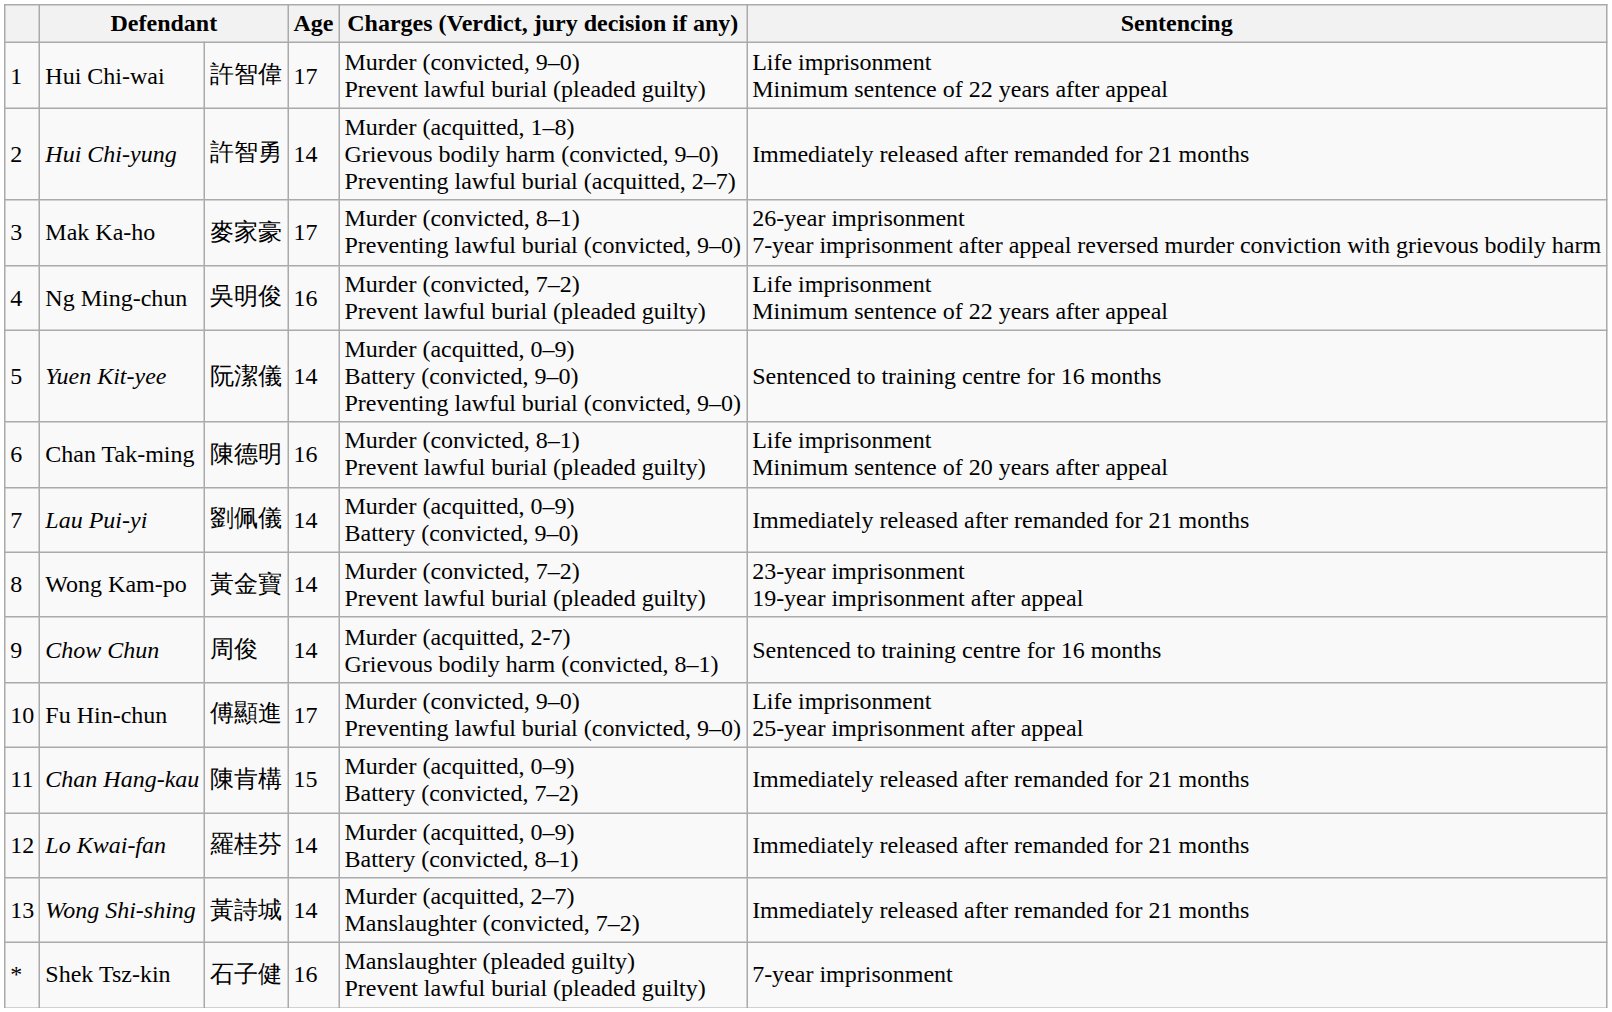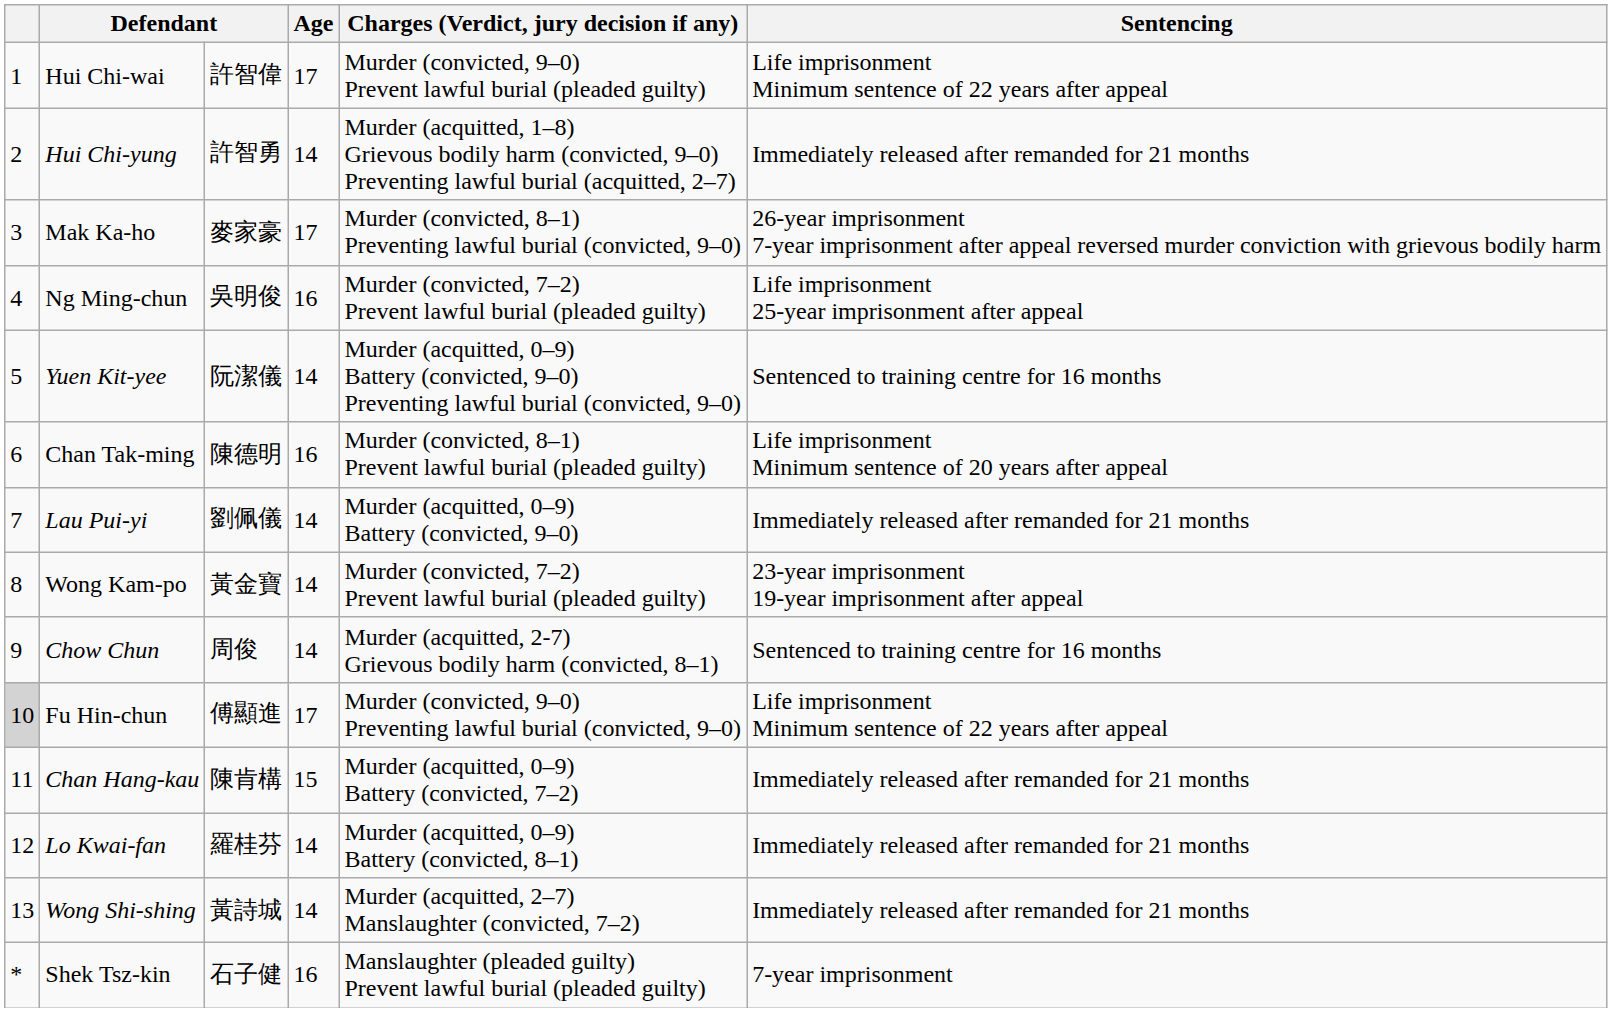(960, 297) Life imprisonment Minimum sentence of 22 years after appeal -> (918, 297) Life imprisonment 25-year imprisonment after appeal
(22, 714) no background -> (22, 714) lightgrey background
(918, 714) Life imprisonment 25-year imprisonment after appeal -> (960, 714) Life imprisonment Minimum sentence of 22 years after appeal
